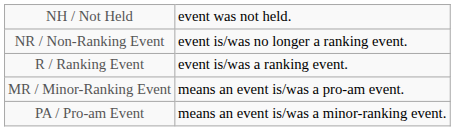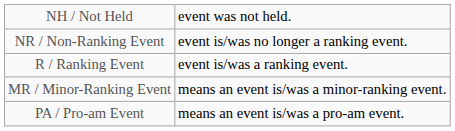(291, 89) means an event is/was a pro-am event. -> (312, 89) means an event is/was a minor-ranking event.
(312, 113) means an event is/was a minor-ranking event. -> (291, 113) means an event is/was a pro-am event.
